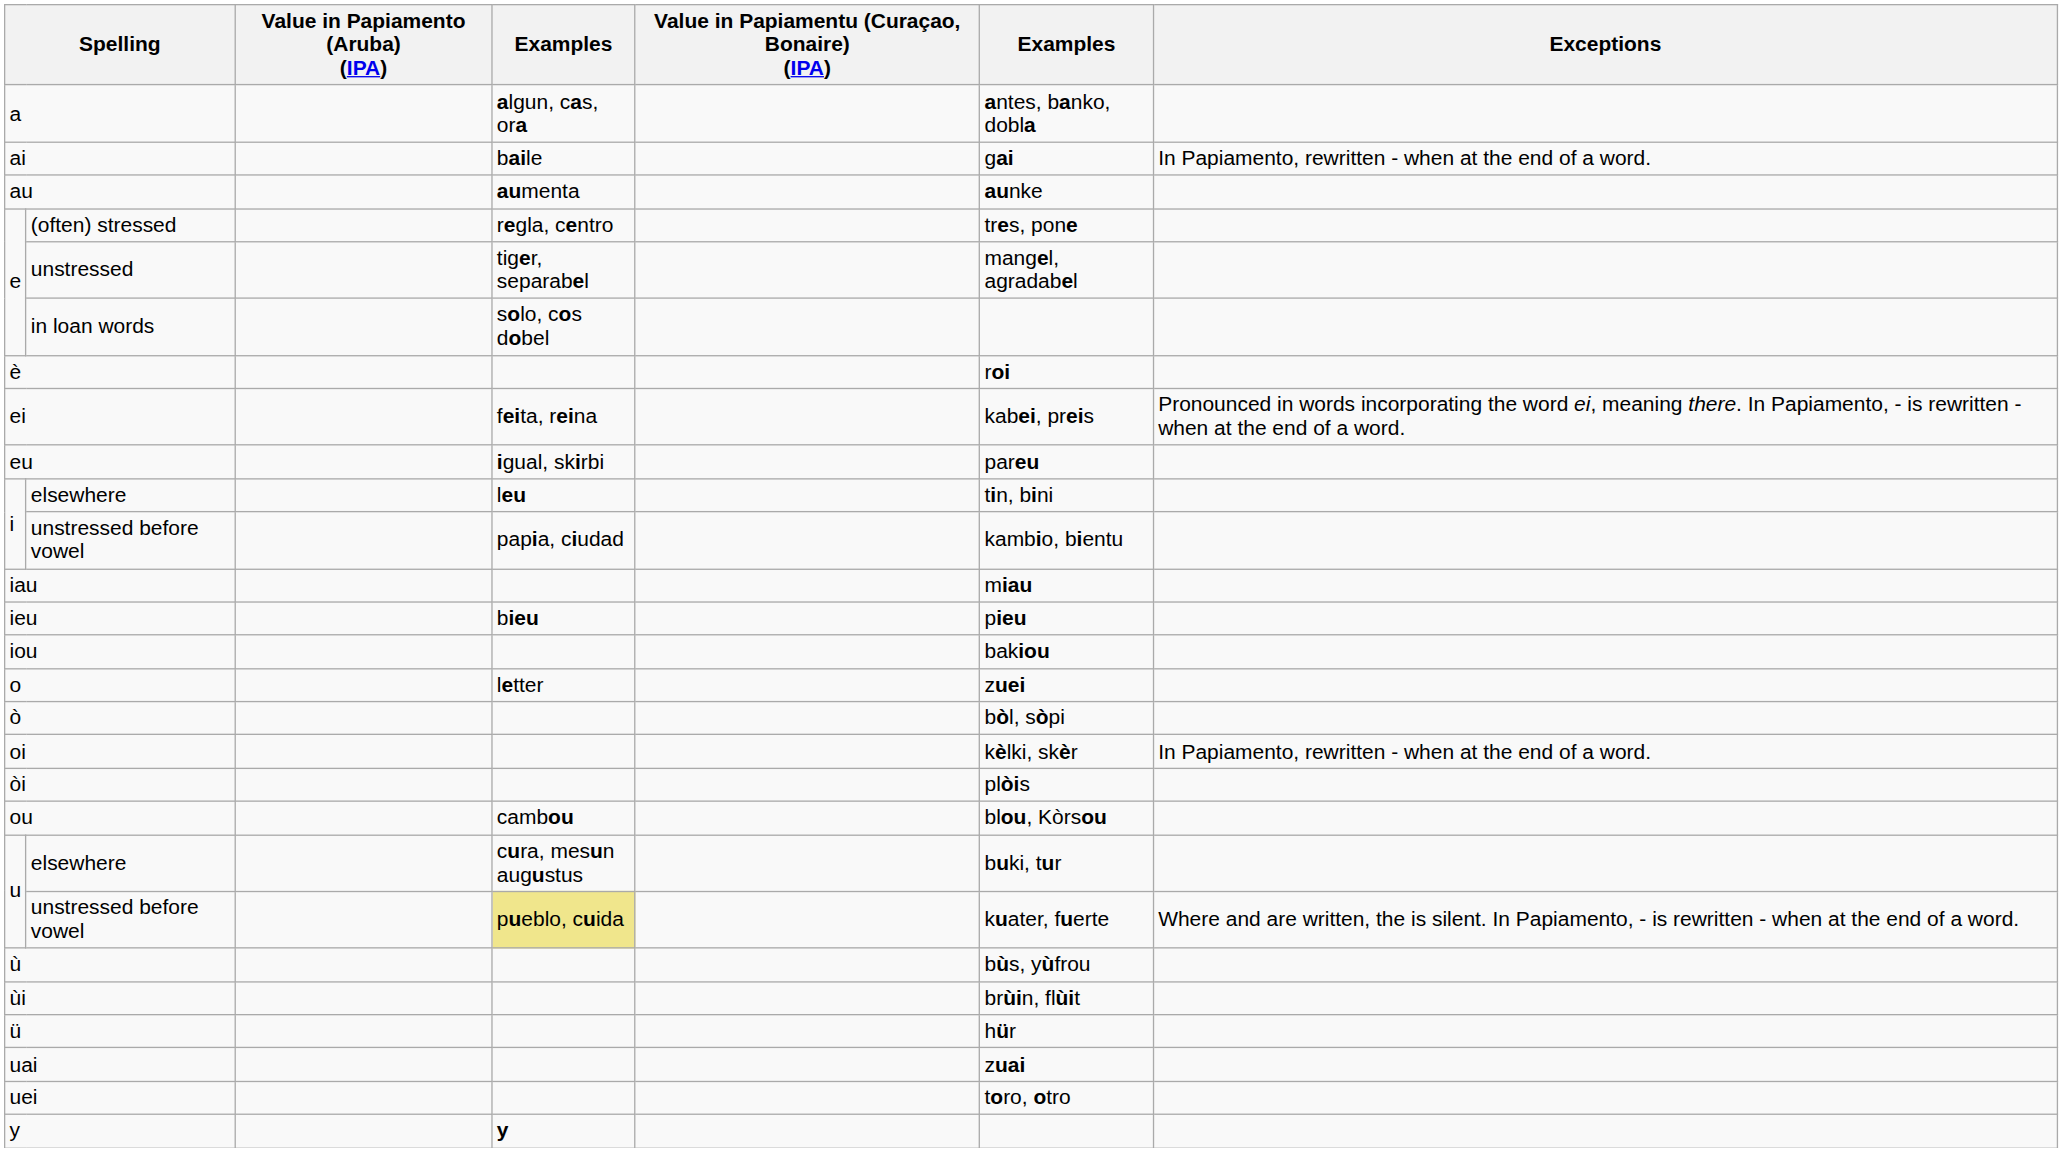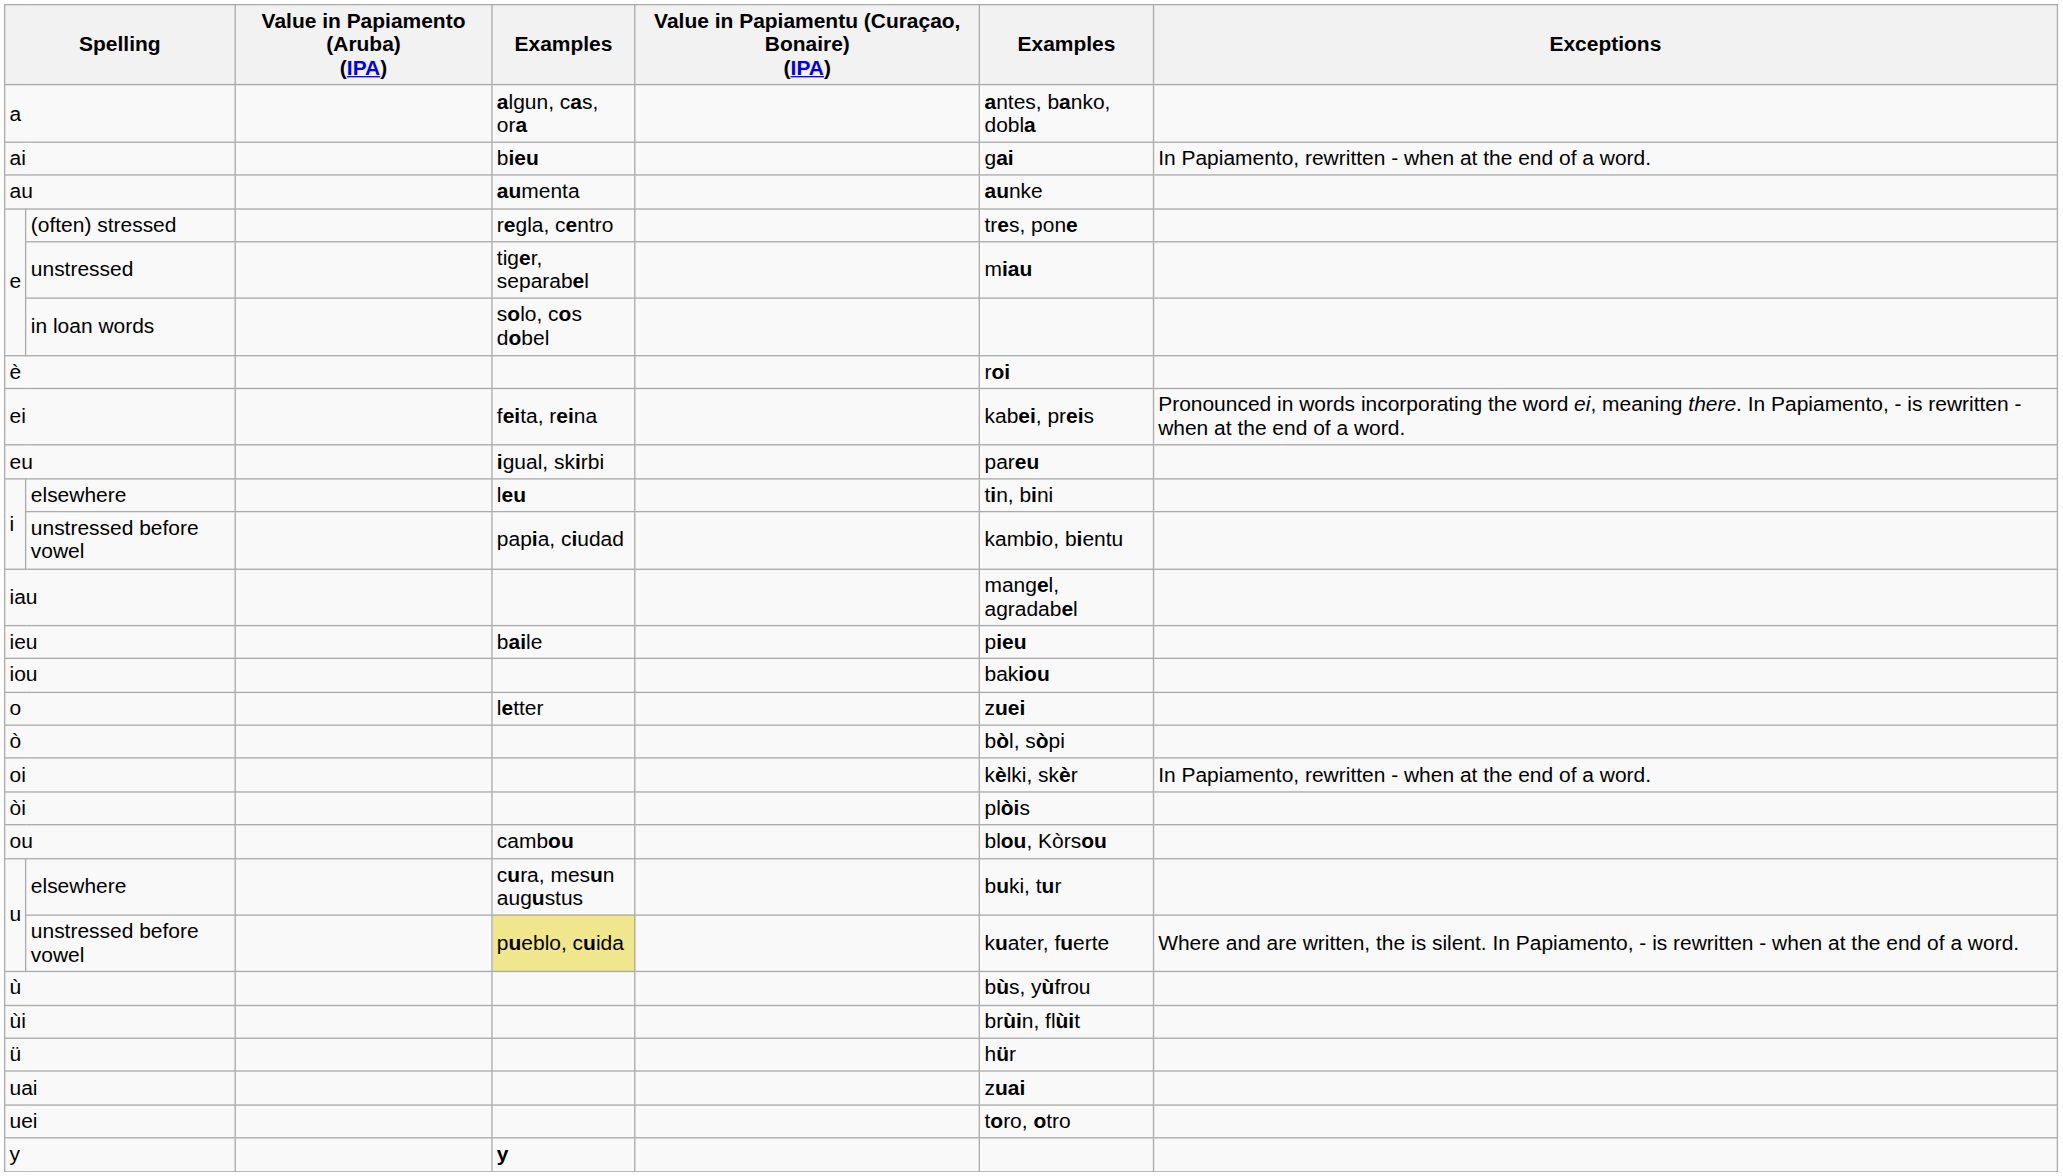(520, 158) baile -> (518, 158) bieu
(1031, 269) mangel, agradabel -> (1008, 269) miau
(1008, 585) miau -> (1031, 596) mangel, agradabel
(518, 618) bieu -> (520, 641) baile
